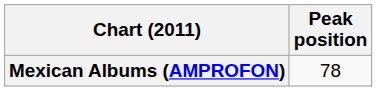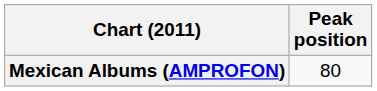(331, 70) 78 -> (331, 70) 80
